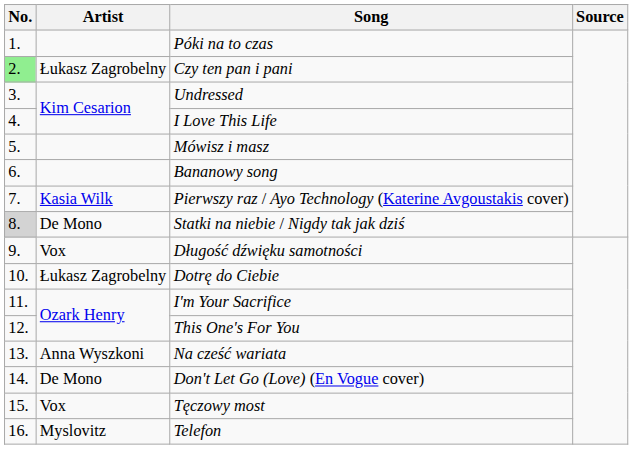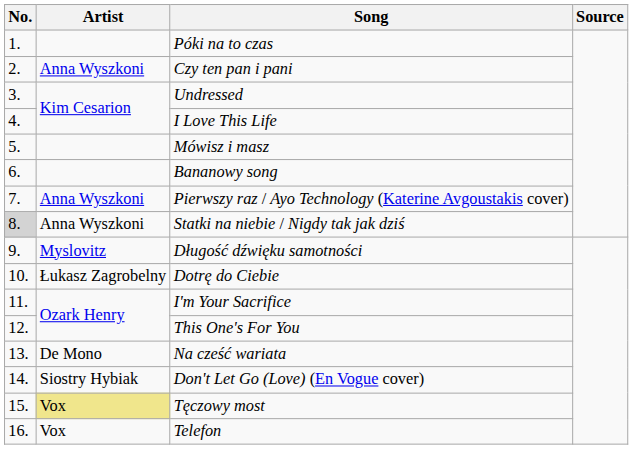(14, 69) lightgreen background -> (14, 69) no background
(103, 69) Łukasz Zagrobelny -> (92, 69) Anna Wyszkoni
(76, 198) Kasia Wilk -> (92, 198) Anna Wyszkoni
(71, 224) De Mono -> (92, 224) Anna Wyszkoni
(53, 250) Vox -> (73, 250) Myslovitz
(92, 353) Anna Wyszkoni -> (71, 353) De Mono
(71, 379) De Mono -> (89, 379) Siostry Hybiak
(53, 405) no background -> (53, 405) khaki background
(73, 431) Myslovitz -> (53, 431) Vox
